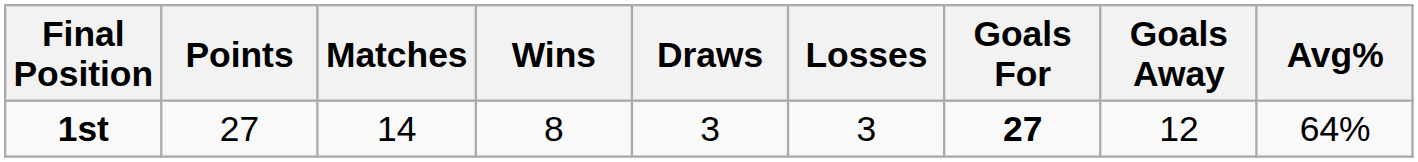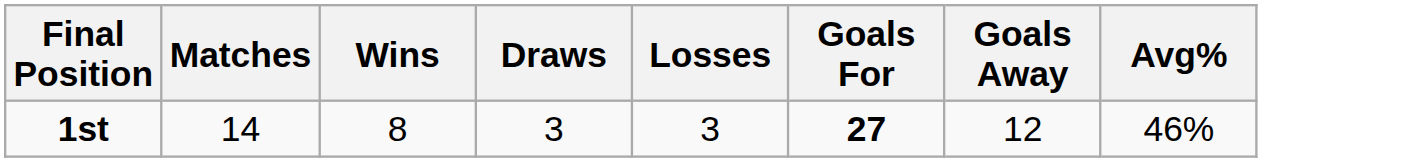- column: (240, 53)
(1335, 129) 64% -> (1179, 129) 46%
